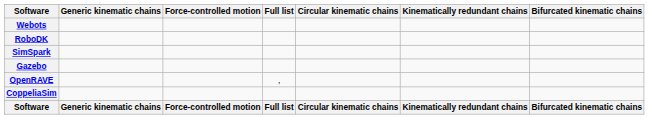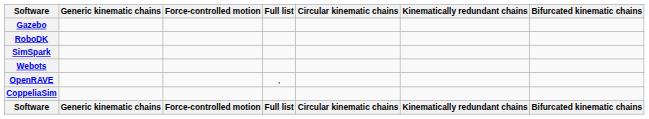rows swapped: (31, 66) <-> (31, 25)
